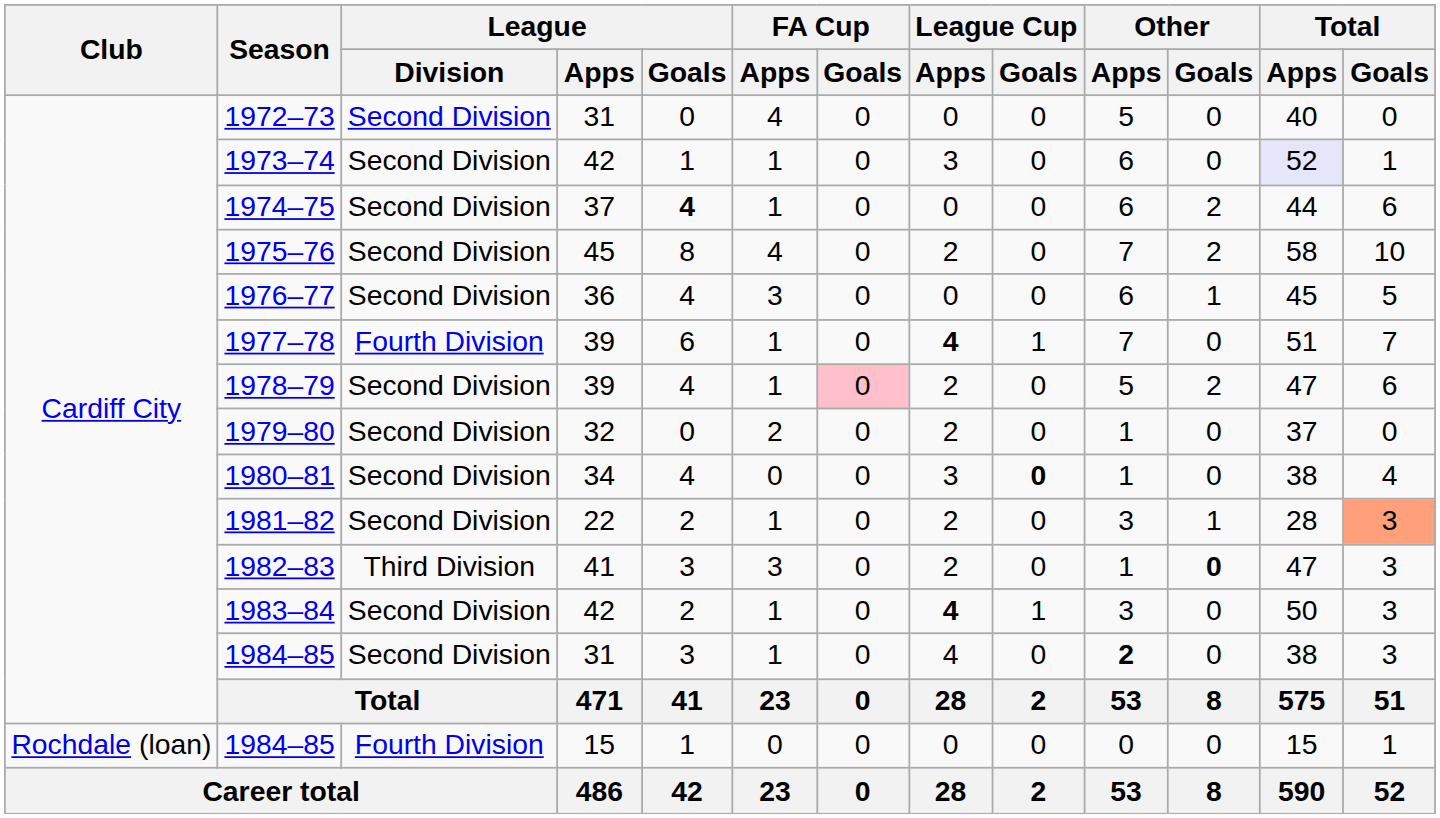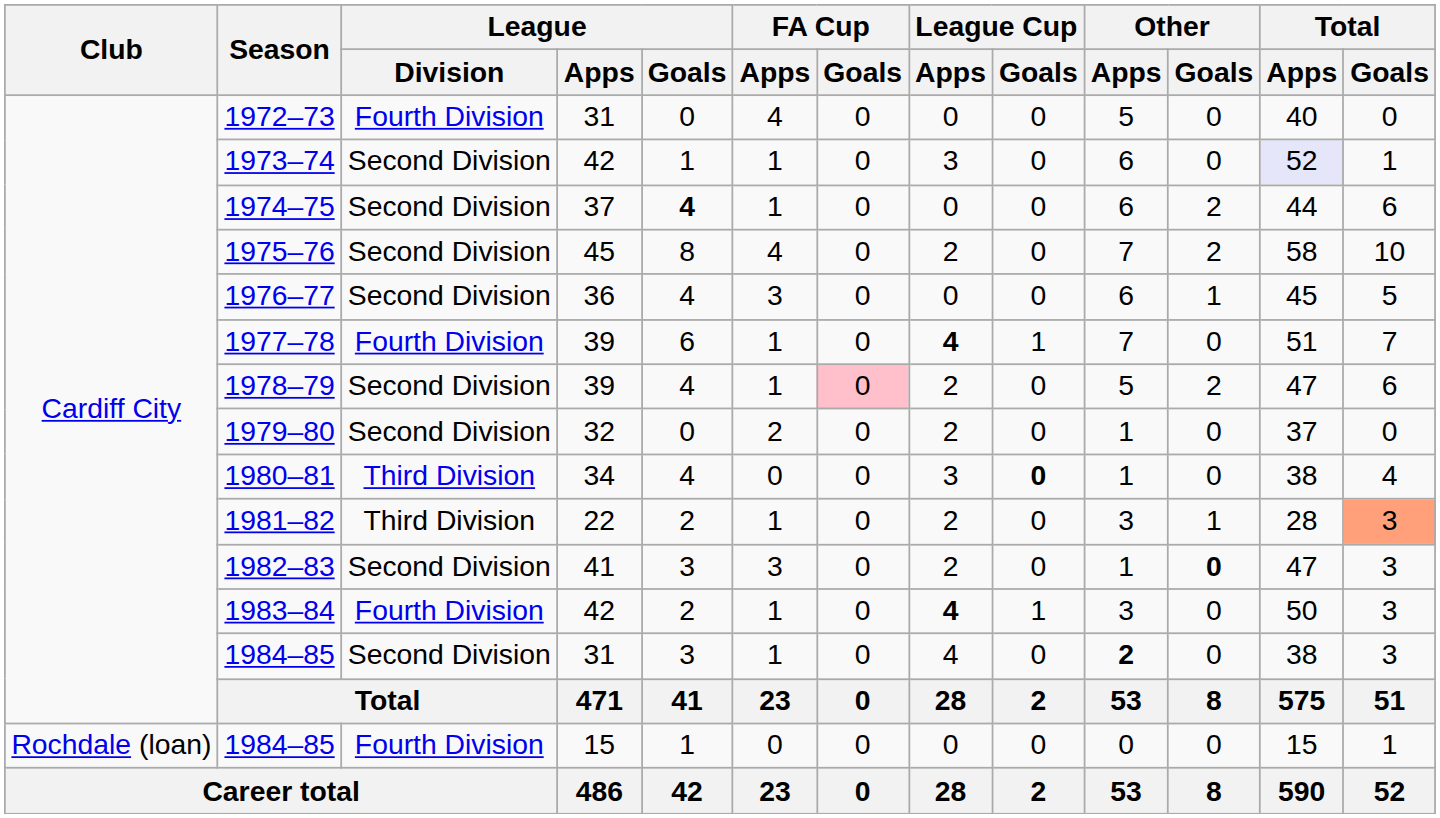(449, 116) Second Division -> (449, 116) Fourth Division
(449, 476) Second Division -> (449, 476) Third Division
(449, 521) Second Division -> (449, 521) Third Division
(449, 565) Third Division -> (449, 565) Second Division
(449, 610) Second Division -> (449, 610) Fourth Division
